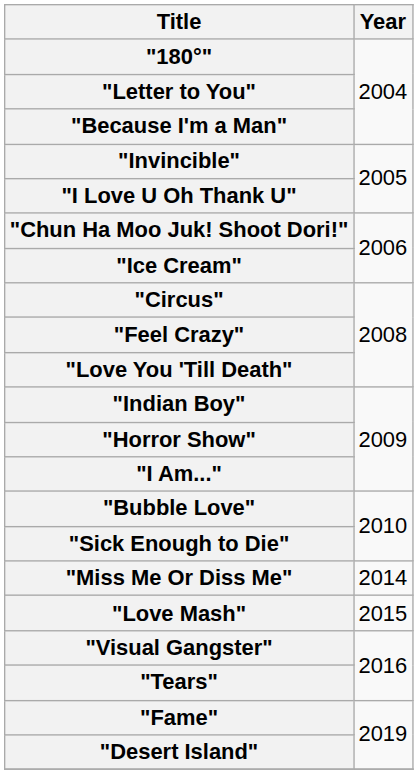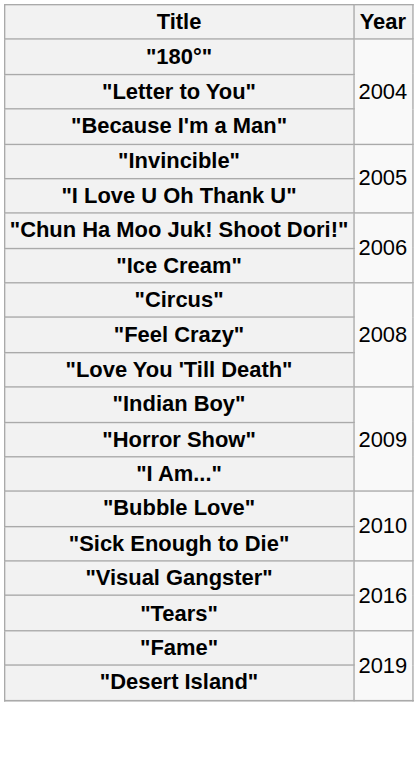- row: (179, 578)
- row: (179, 612)
